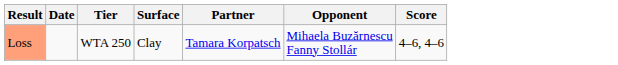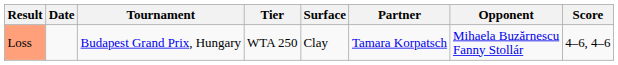+ column: (161, 14)
